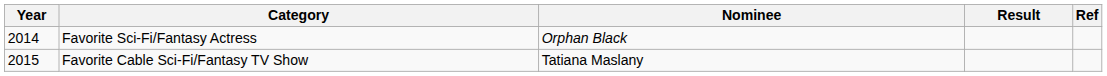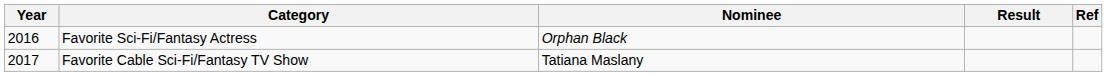(23, 37) 2014 -> (23, 37) 2016
(23, 60) 2015 -> (23, 60) 2017
